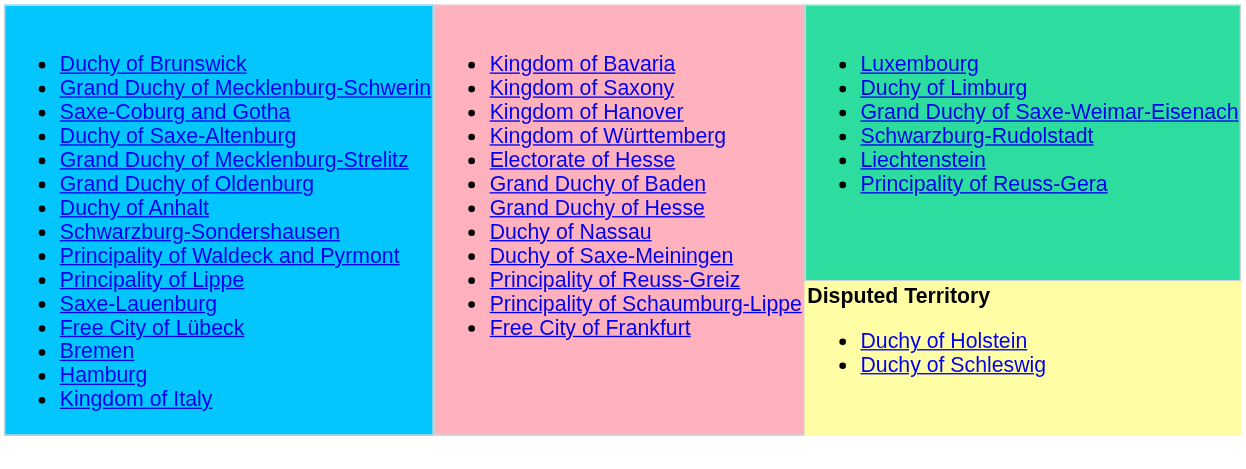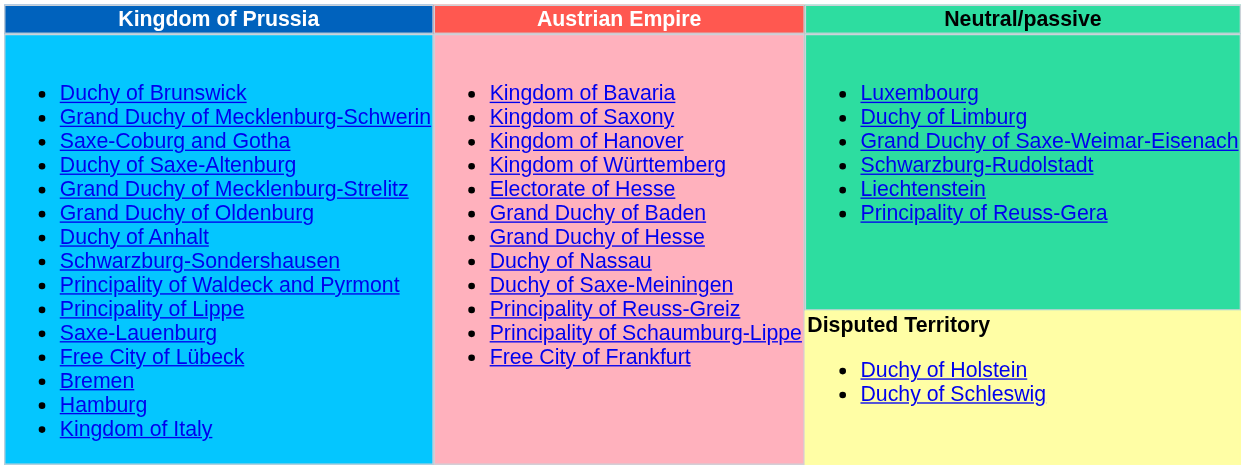+ row: (1023, 19)
